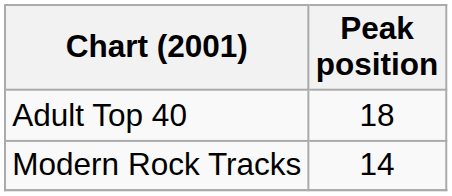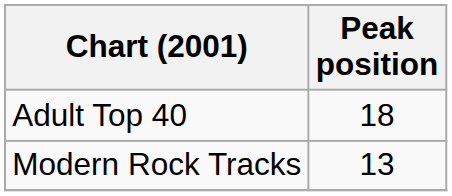(377, 164) 14 -> (377, 164) 13
